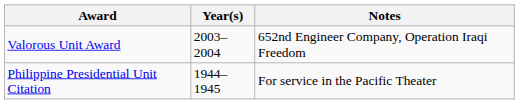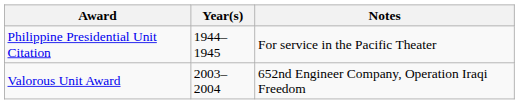rows swapped: (82, 80) <-> (64, 44)
